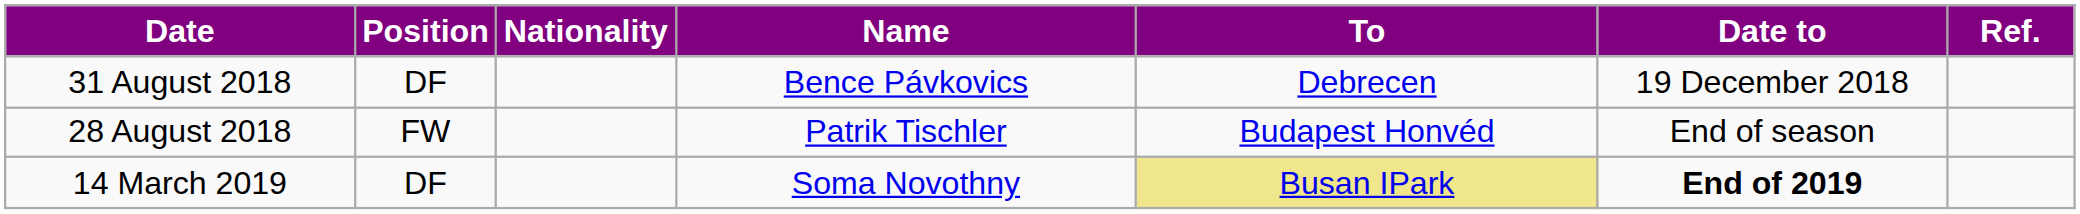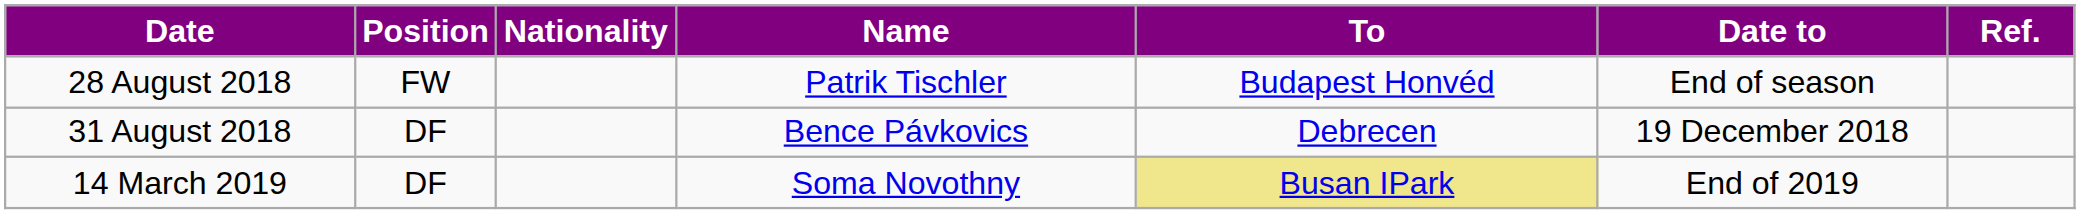rows swapped: (180, 132) <-> (180, 82)
(1772, 183) bold -> (1772, 183) normal
